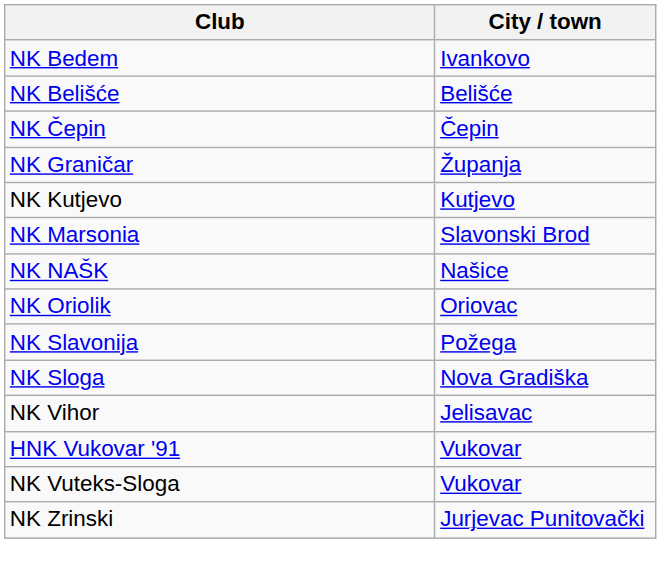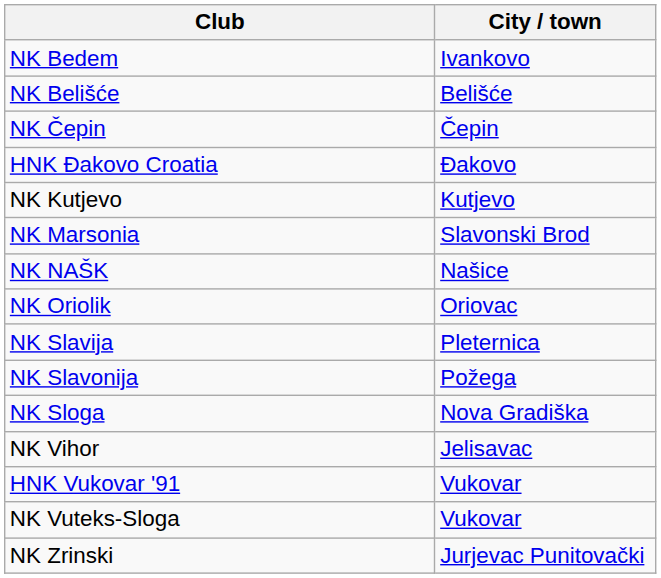+ row: (114, 164)
- row: (71, 164)
+ row: (62, 341)
